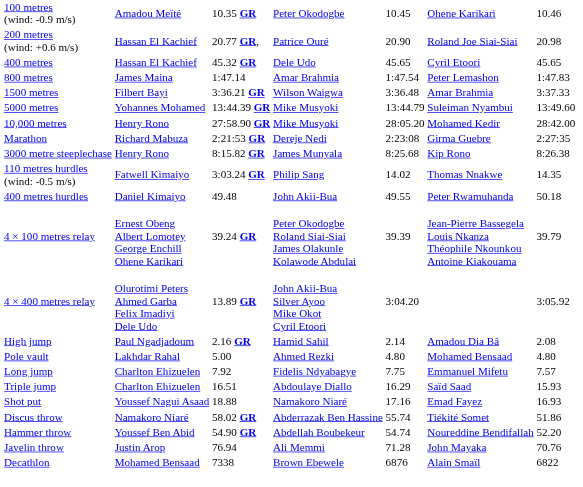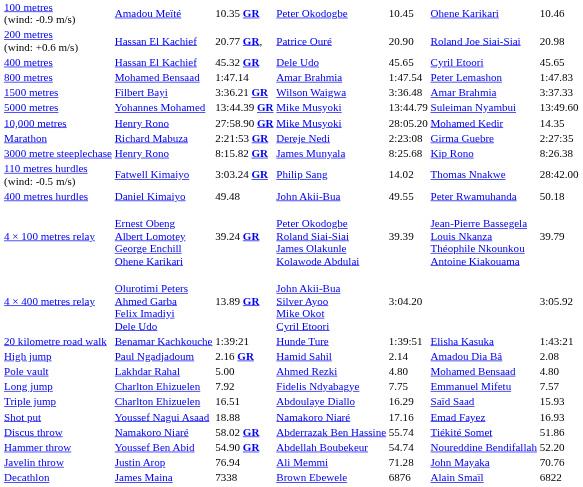(144, 77) James Maina -> (157, 77) Mohamed Bensaad
(556, 123) 28:42.00 -> (552, 123) 14.35
(549, 175) 14.35 -> (559, 175) 28:42.00
+ row: (55, 341)
(157, 462) Mohamed Bensaad -> (144, 478) James Maina
